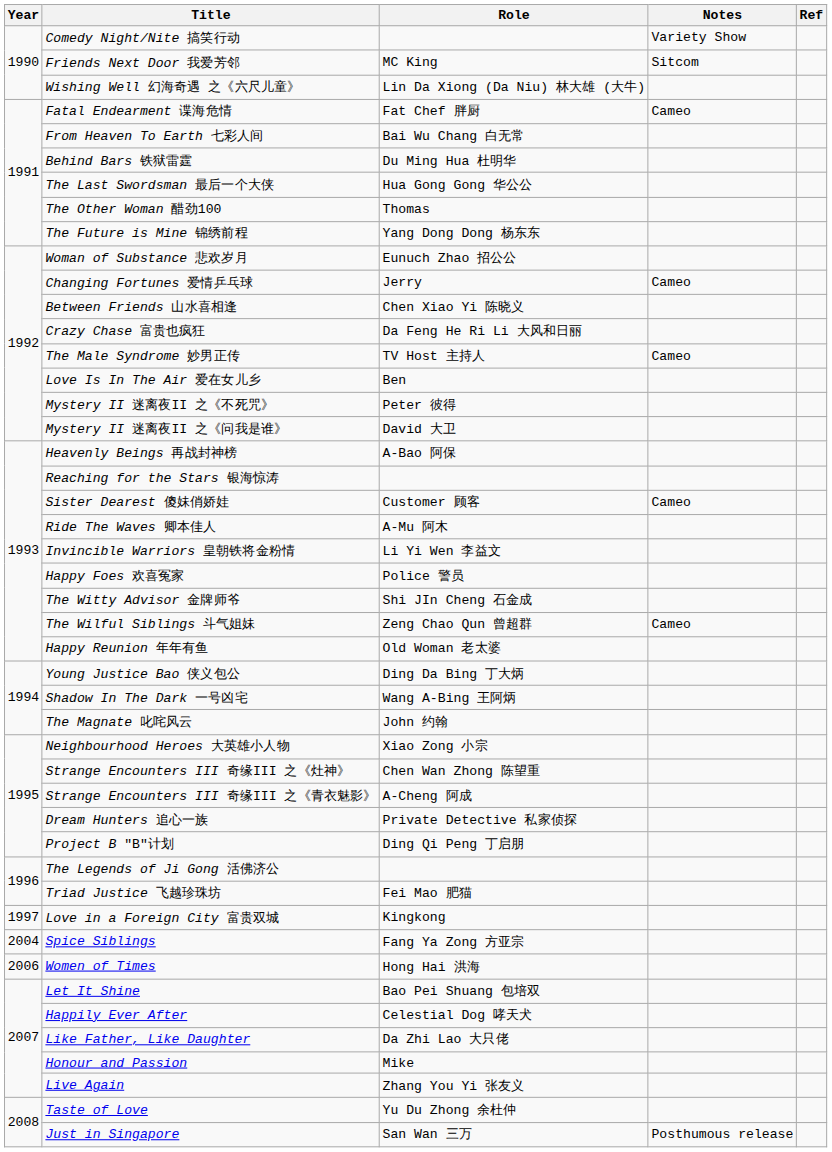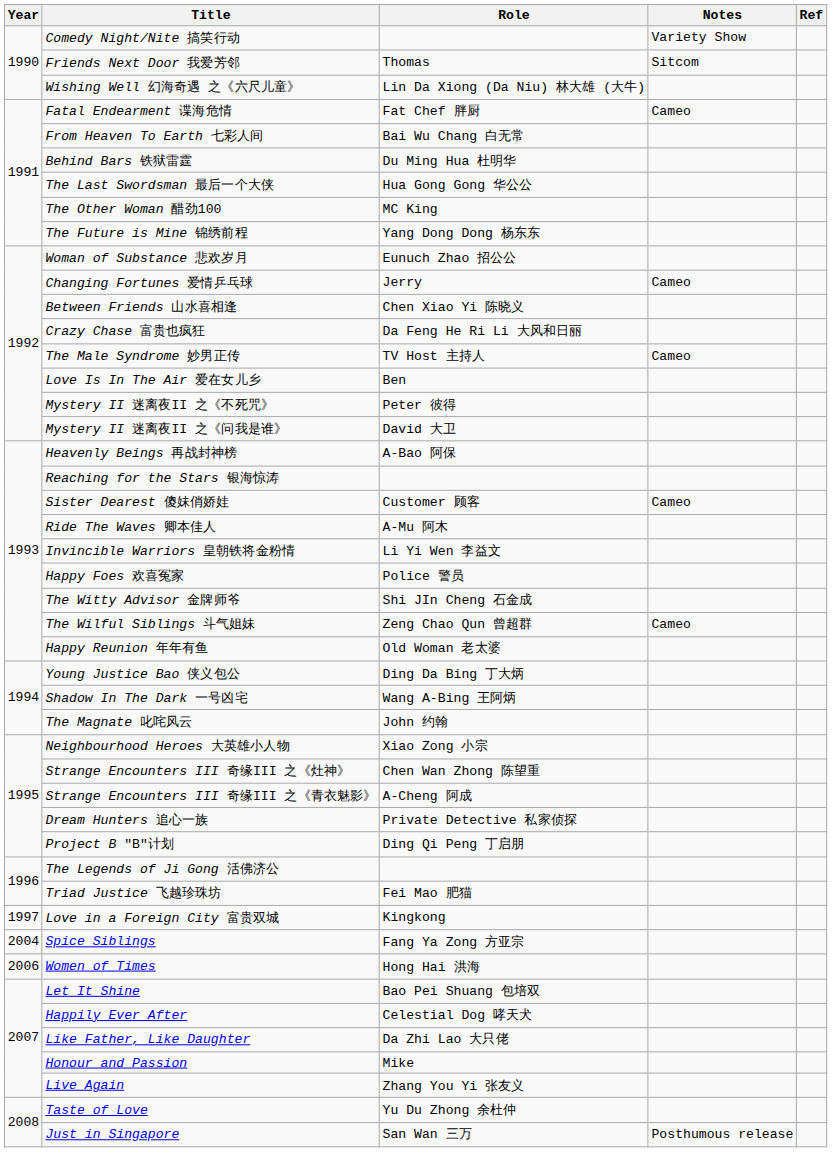(410, 63) MC King -> (406, 63) Thomas
(406, 209) Thomas -> (410, 209) MC King
